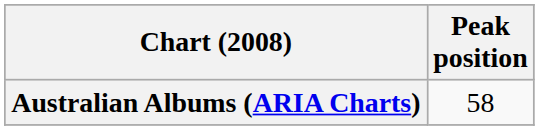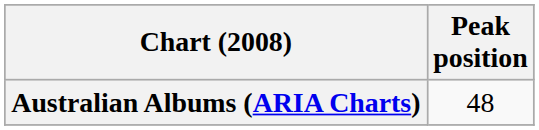(480, 102) 58 -> (480, 102) 48
